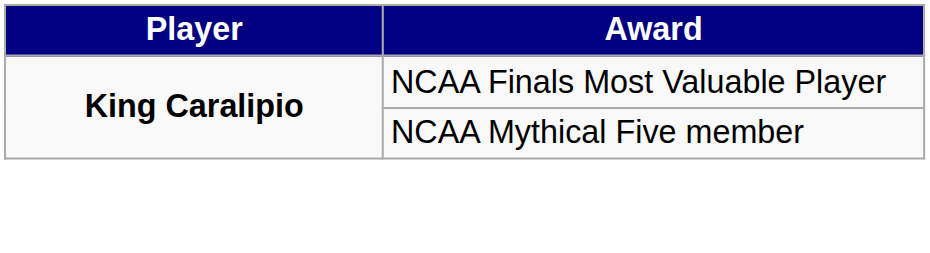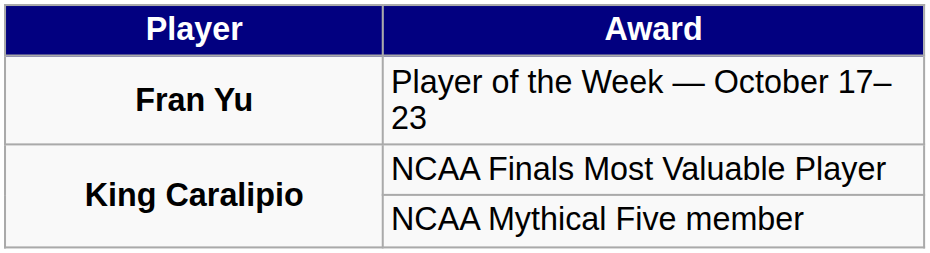+ row: (641, 99)
